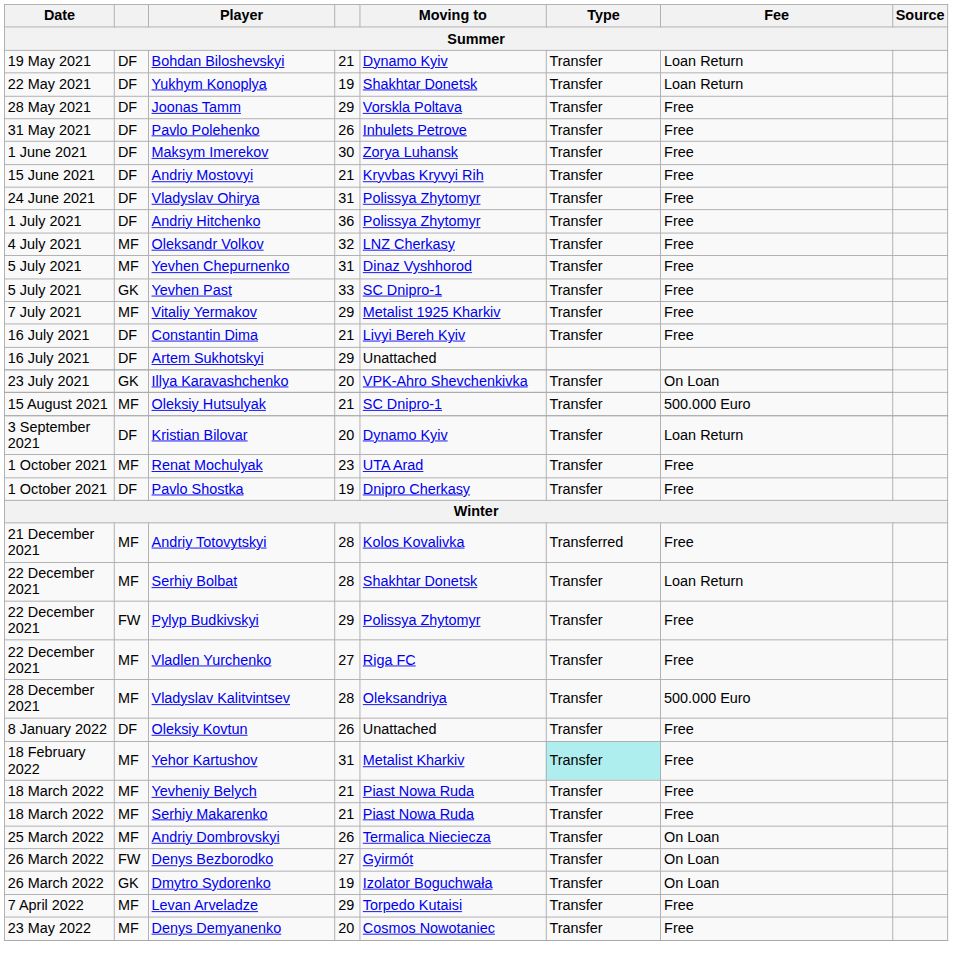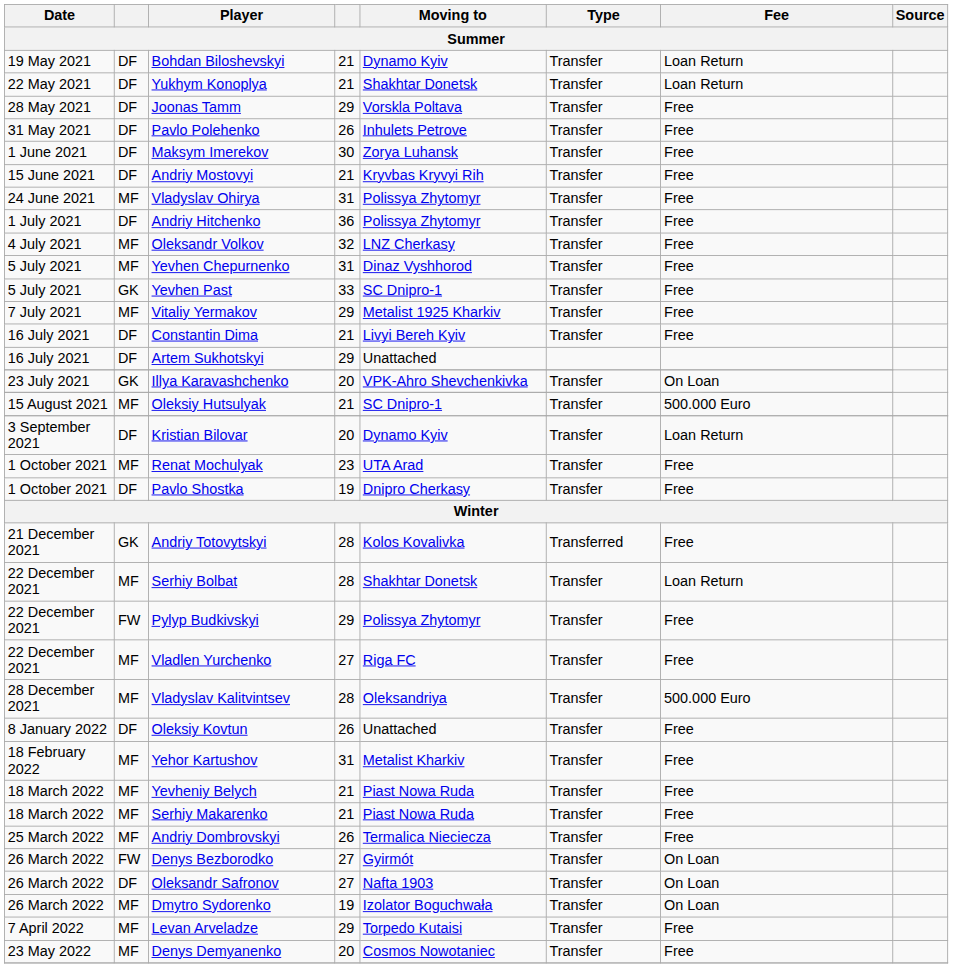(346, 84) 19 -> (346, 84) 21
(128, 198) DF -> (128, 198) MF
(128, 542) MF -> (128, 542) GK
(576, 760) paleturquoise background -> (576, 760) no background
(692, 837) On Loan -> (679, 837) Free
+ row: (215, 882)
(128, 882) GK -> (128, 905) MF
